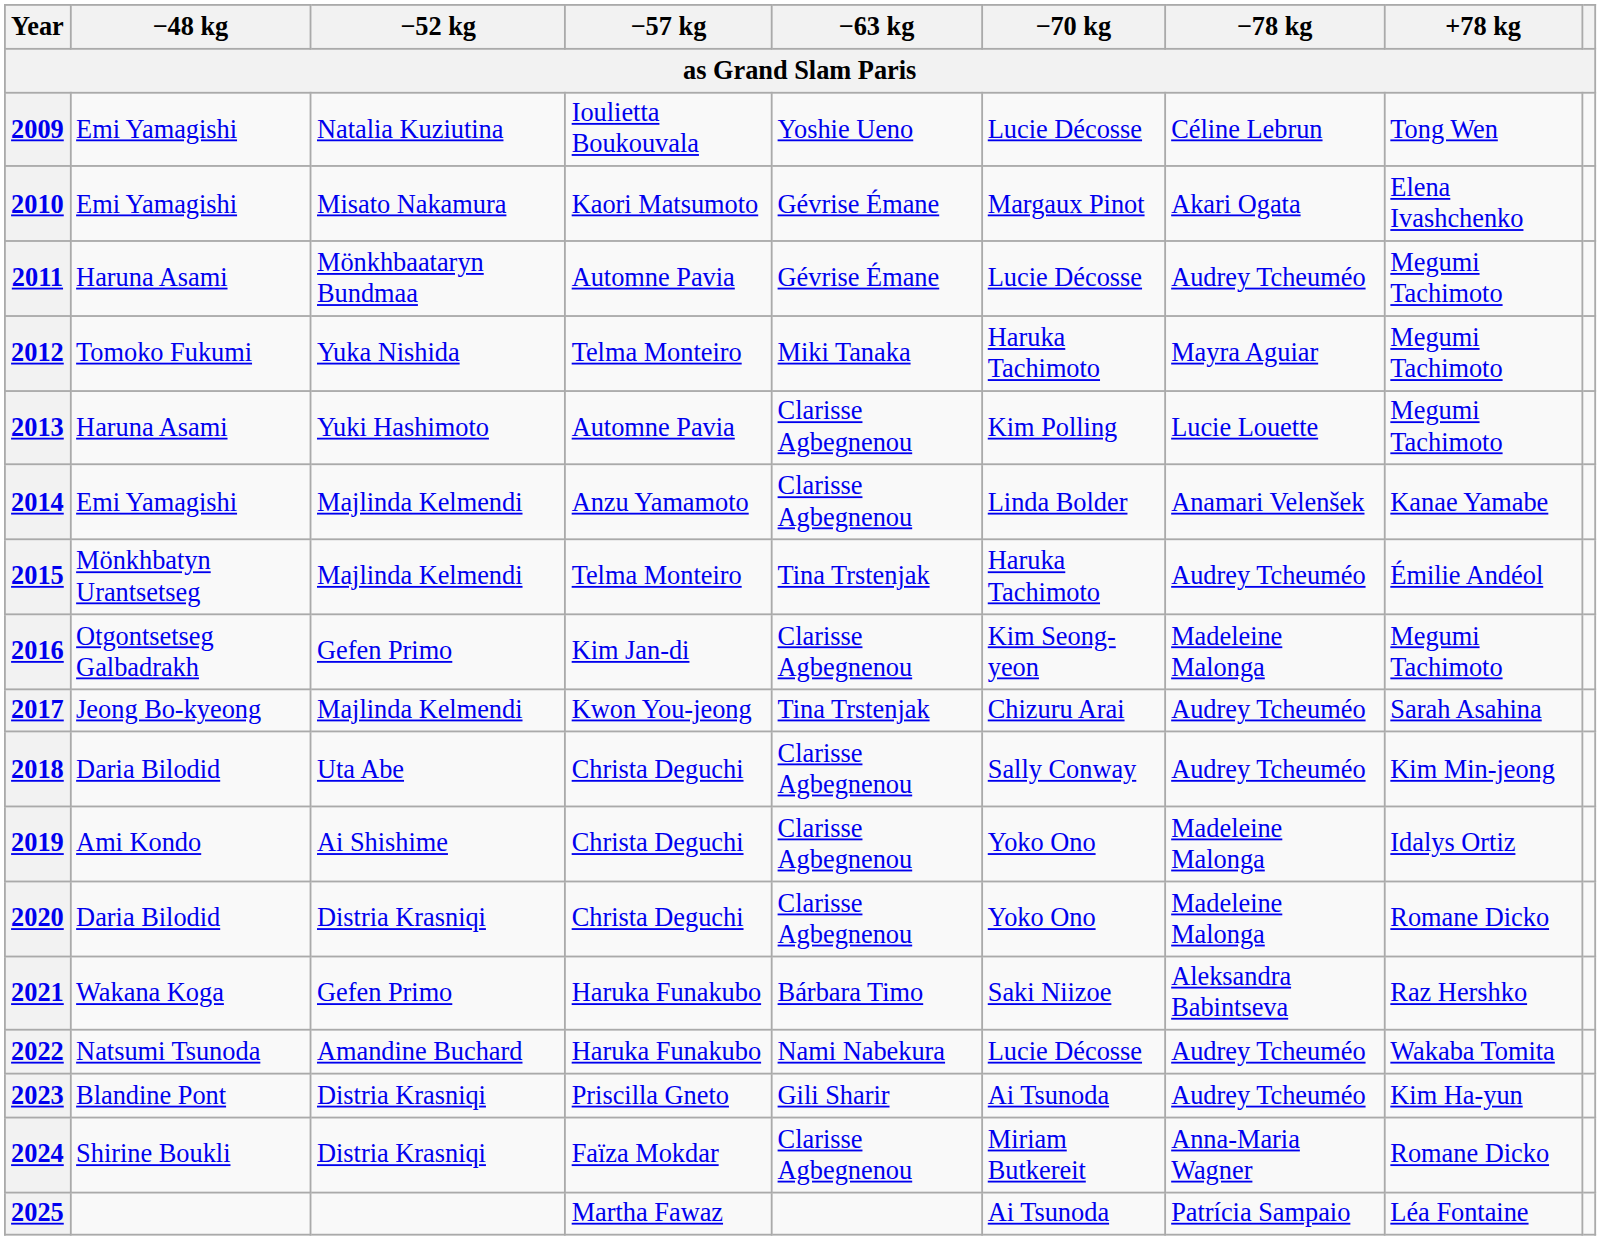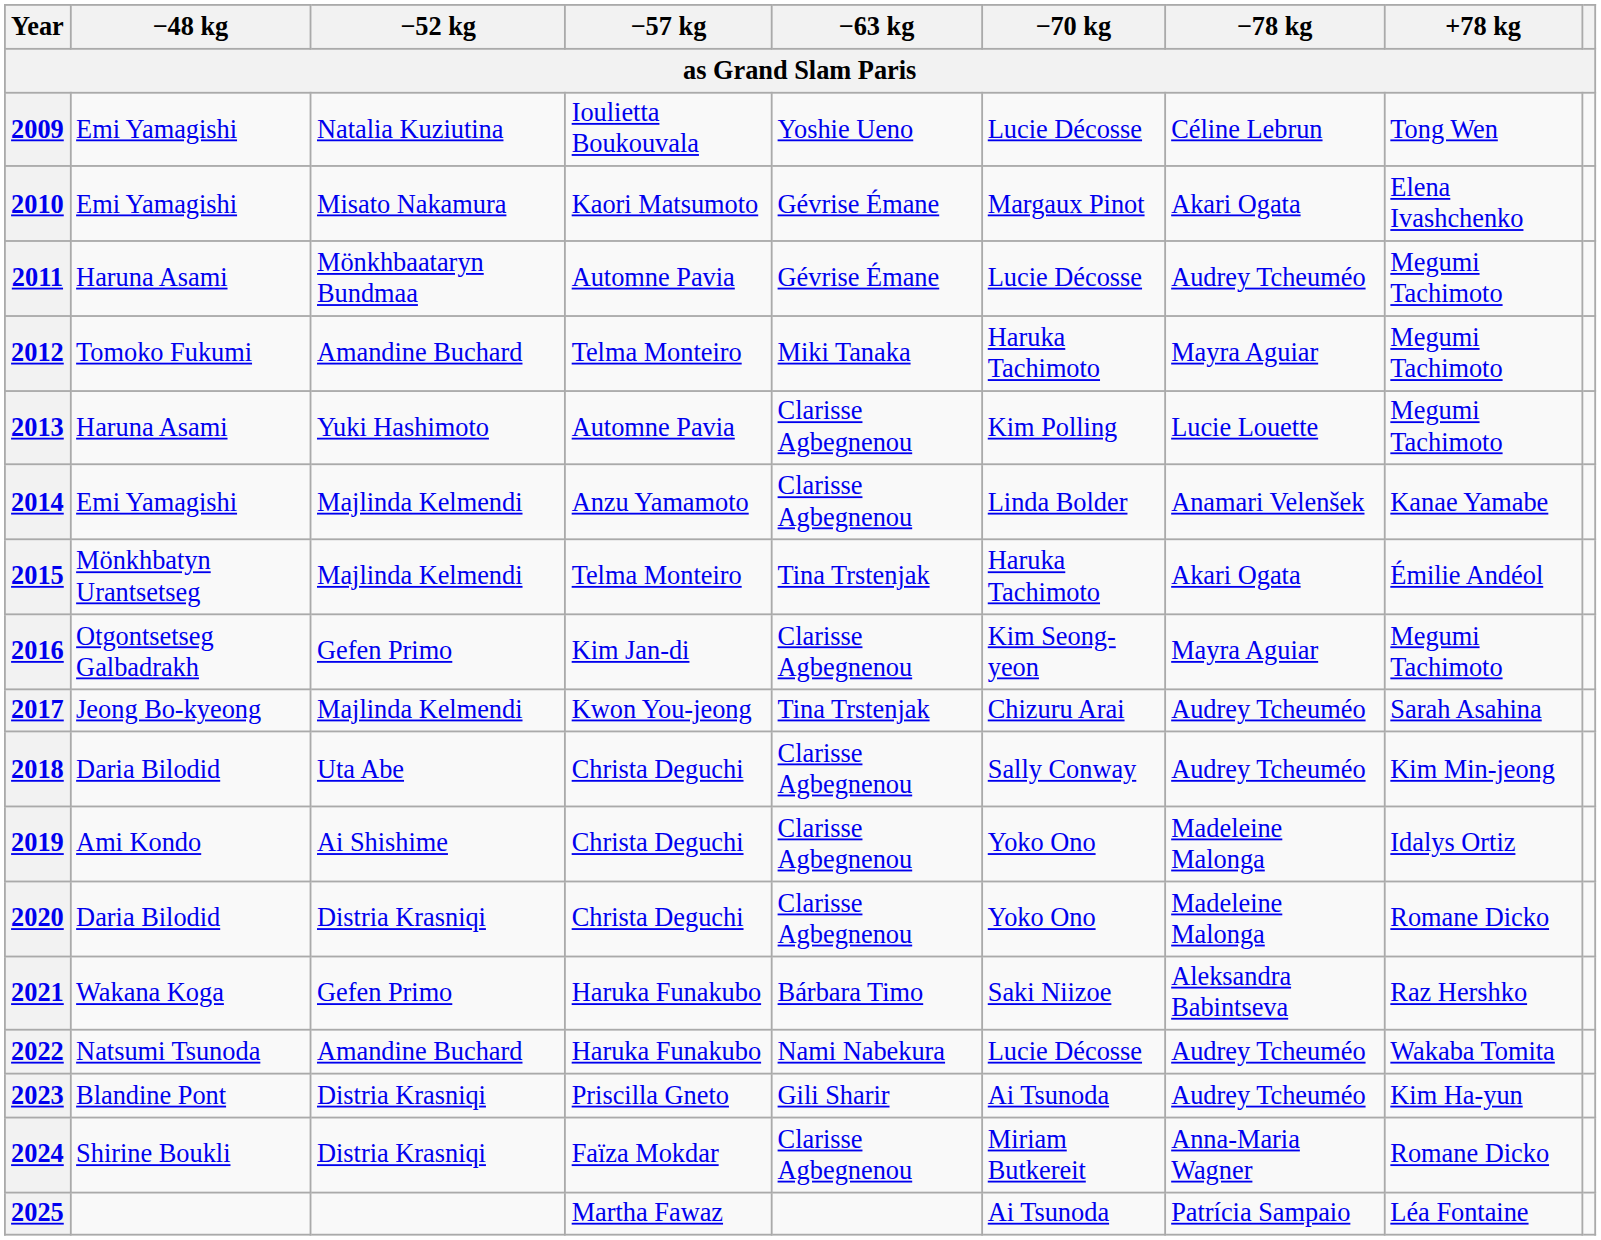(388, 352) Yuka Nishida -> (420, 352) Amandine Buchard
(1268, 576) Audrey Tcheuméo -> (1236, 576) Akari Ogata
(1227, 651) Madeleine Malonga -> (1245, 651) Mayra Aguiar
